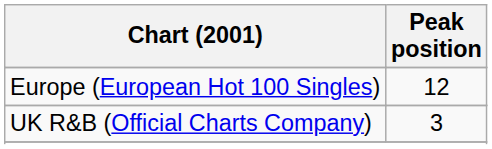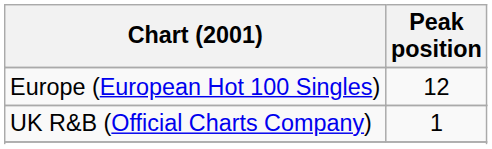(436, 123) 3 -> (436, 123) 1
